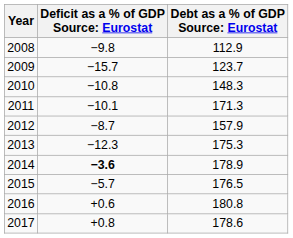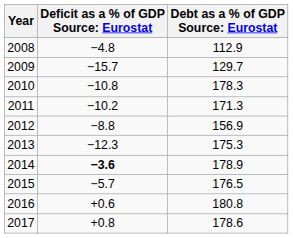(103, 47) −9.8 -> (103, 47) −4.8
(228, 67) 123.7 -> (228, 67) 129.7
(228, 86) 148.3 -> (228, 86) 178.3
(103, 106) −10.1 -> (103, 106) −10.2
(103, 125) −8.7 -> (103, 125) −8.8
(228, 125) 157.9 -> (228, 125) 156.9
